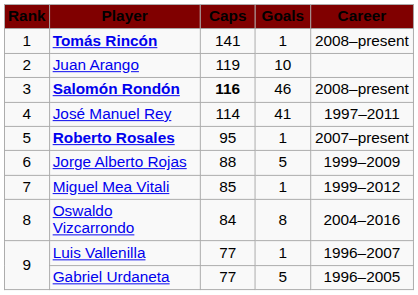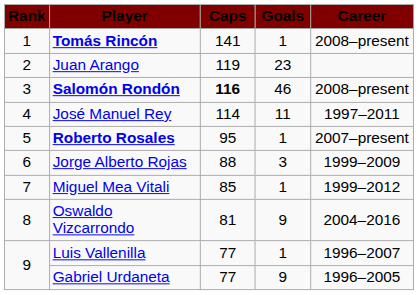(283, 65) 10 -> (283, 65) 23
(283, 114) 41 -> (283, 114) 11
(283, 162) 5 -> (283, 162) 3
(228, 220) 84 -> (228, 220) 81
(283, 220) 8 -> (283, 220) 9
(283, 277) 5 -> (283, 277) 9
